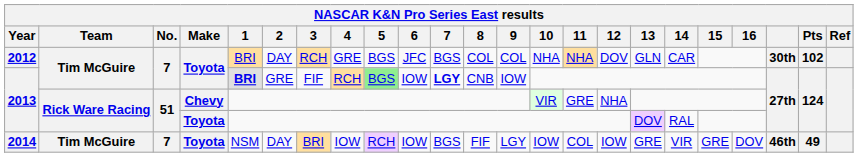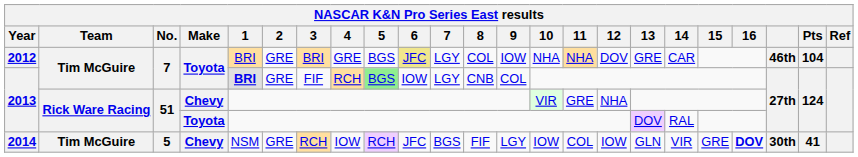(279, 57) DAY -> (279, 57) GRE
(313, 57) RCH -> (313, 57) BRI
(414, 57) no background -> (414, 57) khaki background
(447, 57) BGS -> (447, 57) LGY
(513, 57) COL -> (513, 57) IOW
(648, 57) GLN -> (648, 57) GRE
(783, 57) 30th -> (783, 57) 46th
(813, 57) 102 -> (813, 57) 104
(447, 79) bold -> (447, 79) normal
(513, 79) IOW -> (513, 79) COL
(167, 142) 7 -> (167, 142) 5
(204, 142) Toyota -> (204, 142) Chevy
(279, 142) DAY -> (279, 142) GRE
(313, 142) BRI -> (313, 142) RCH
(414, 142) IOW -> (414, 142) JFC
(648, 142) GRE -> (648, 142) GLN
(749, 142) normal -> (749, 142) bold
(783, 142) 46th -> (783, 142) 30th
(813, 142) 49 -> (813, 142) 41
